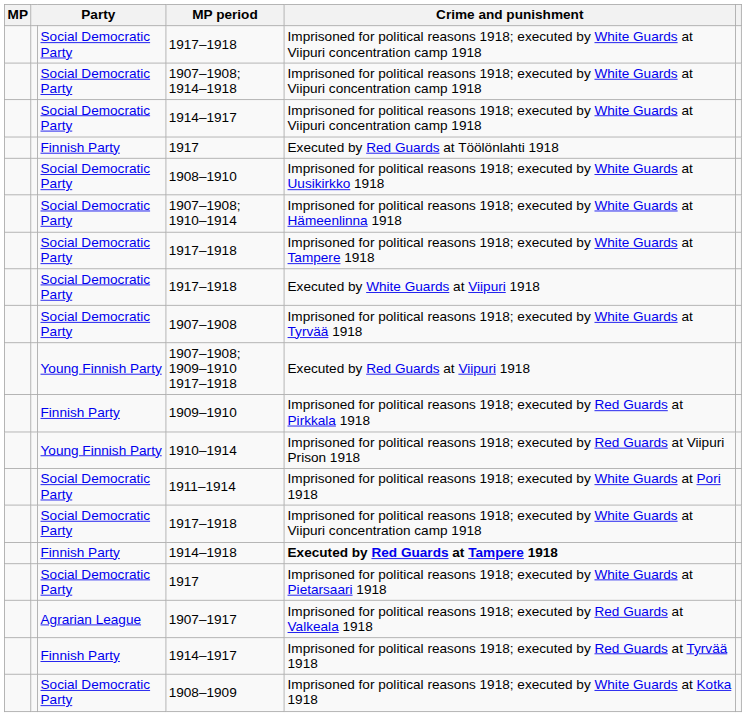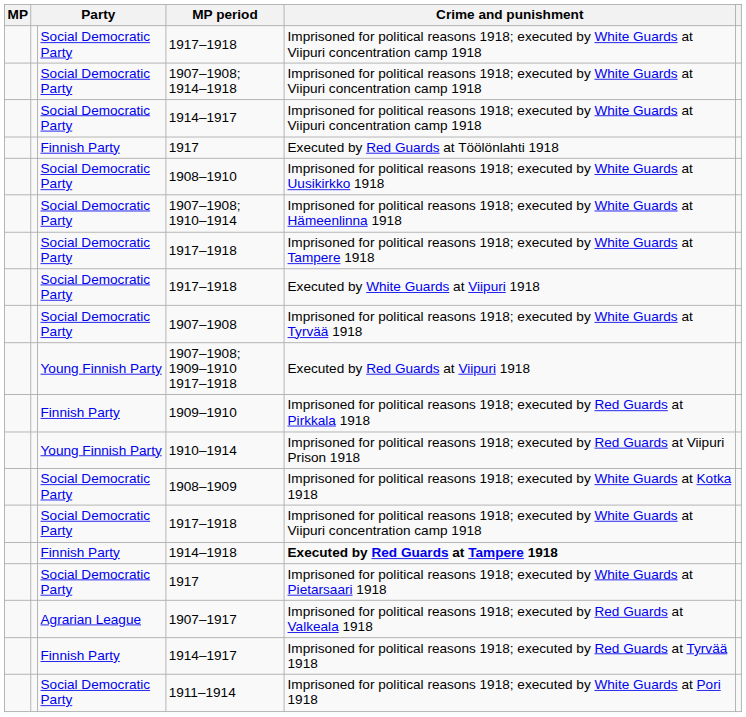rows swapped: (95, 486) <-> (95, 692)
